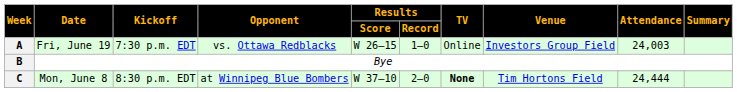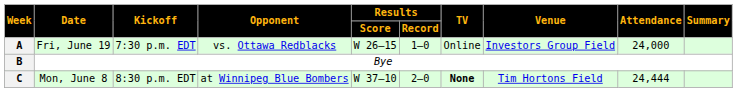(651, 46) 24,003 -> (651, 46) 24,000
